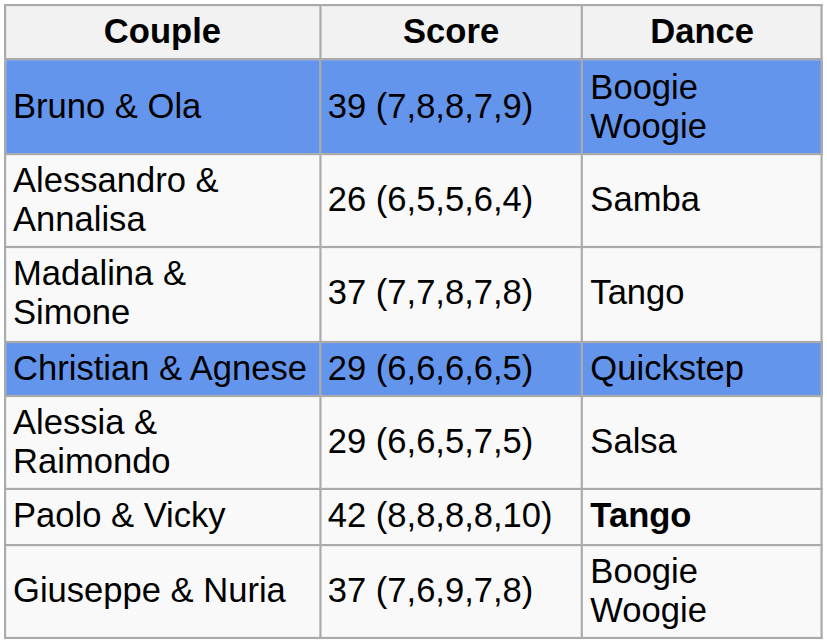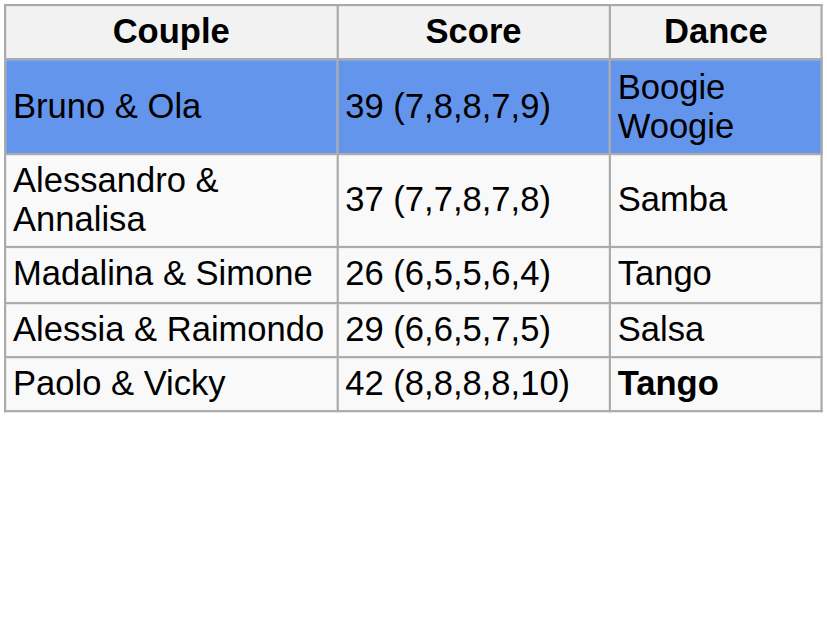(431, 199) 26 (6,5,5,6,4) -> (448, 199) 37 (7,7,8,7,8)
(431, 293) 37 (7,7,8,7,8) -> (448, 274) 26 (6,5,5,6,4)
- row: (160, 367)
- row: (149, 590)
